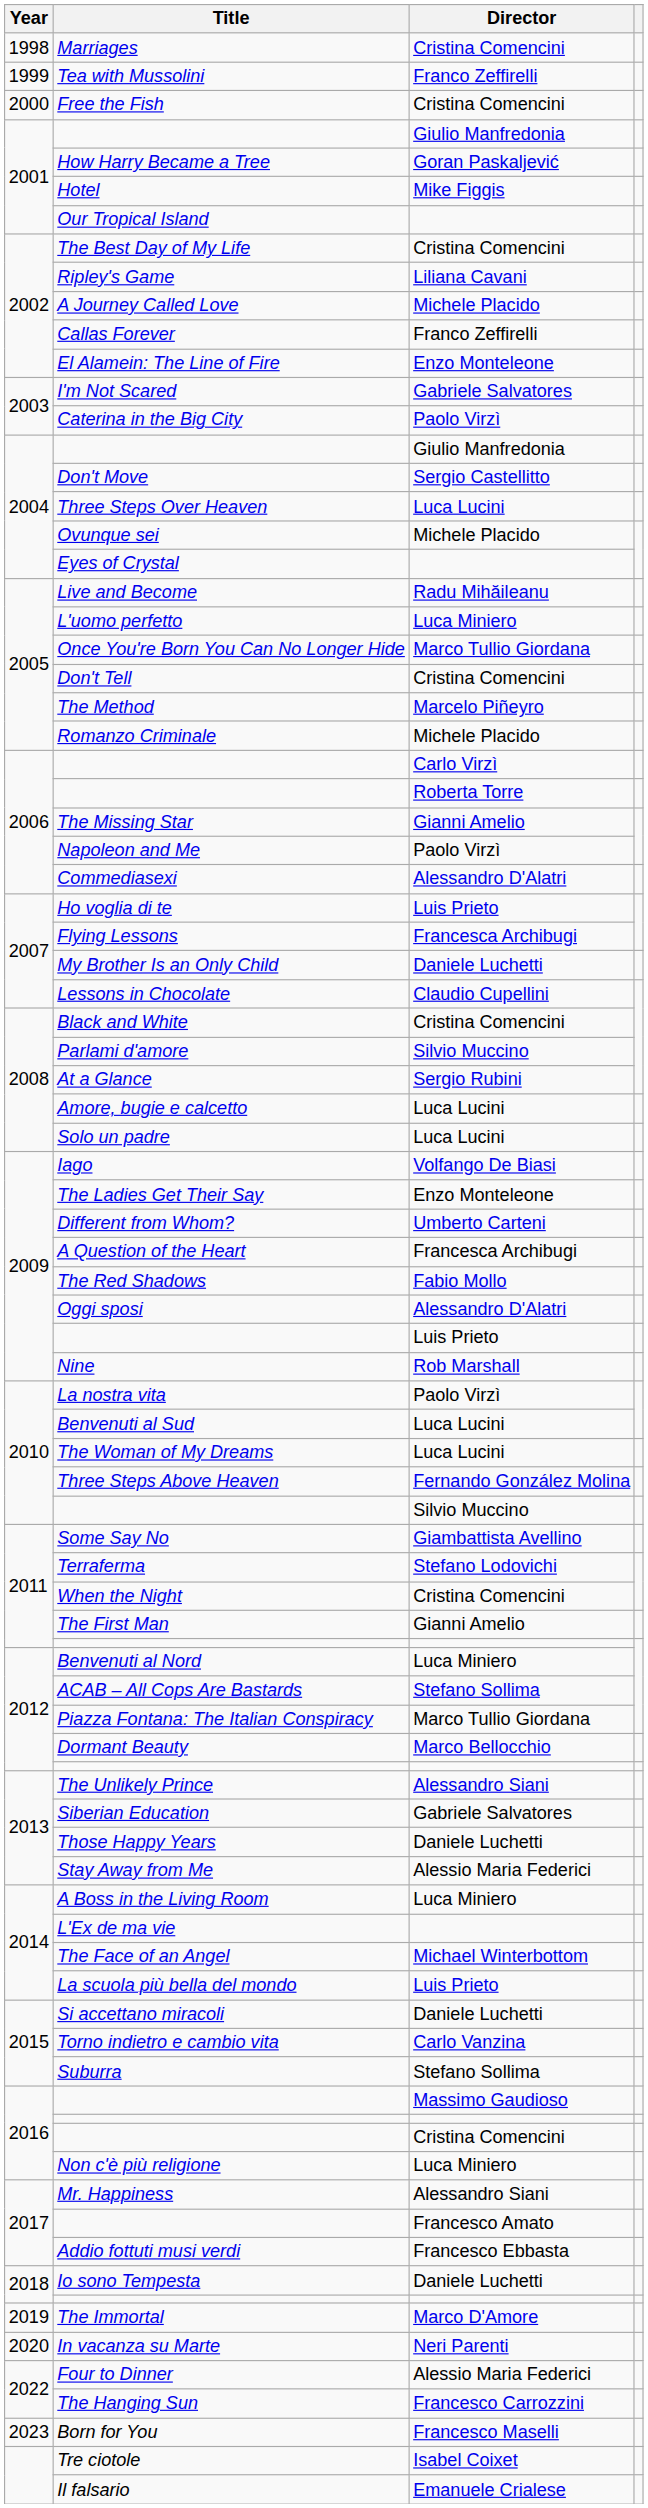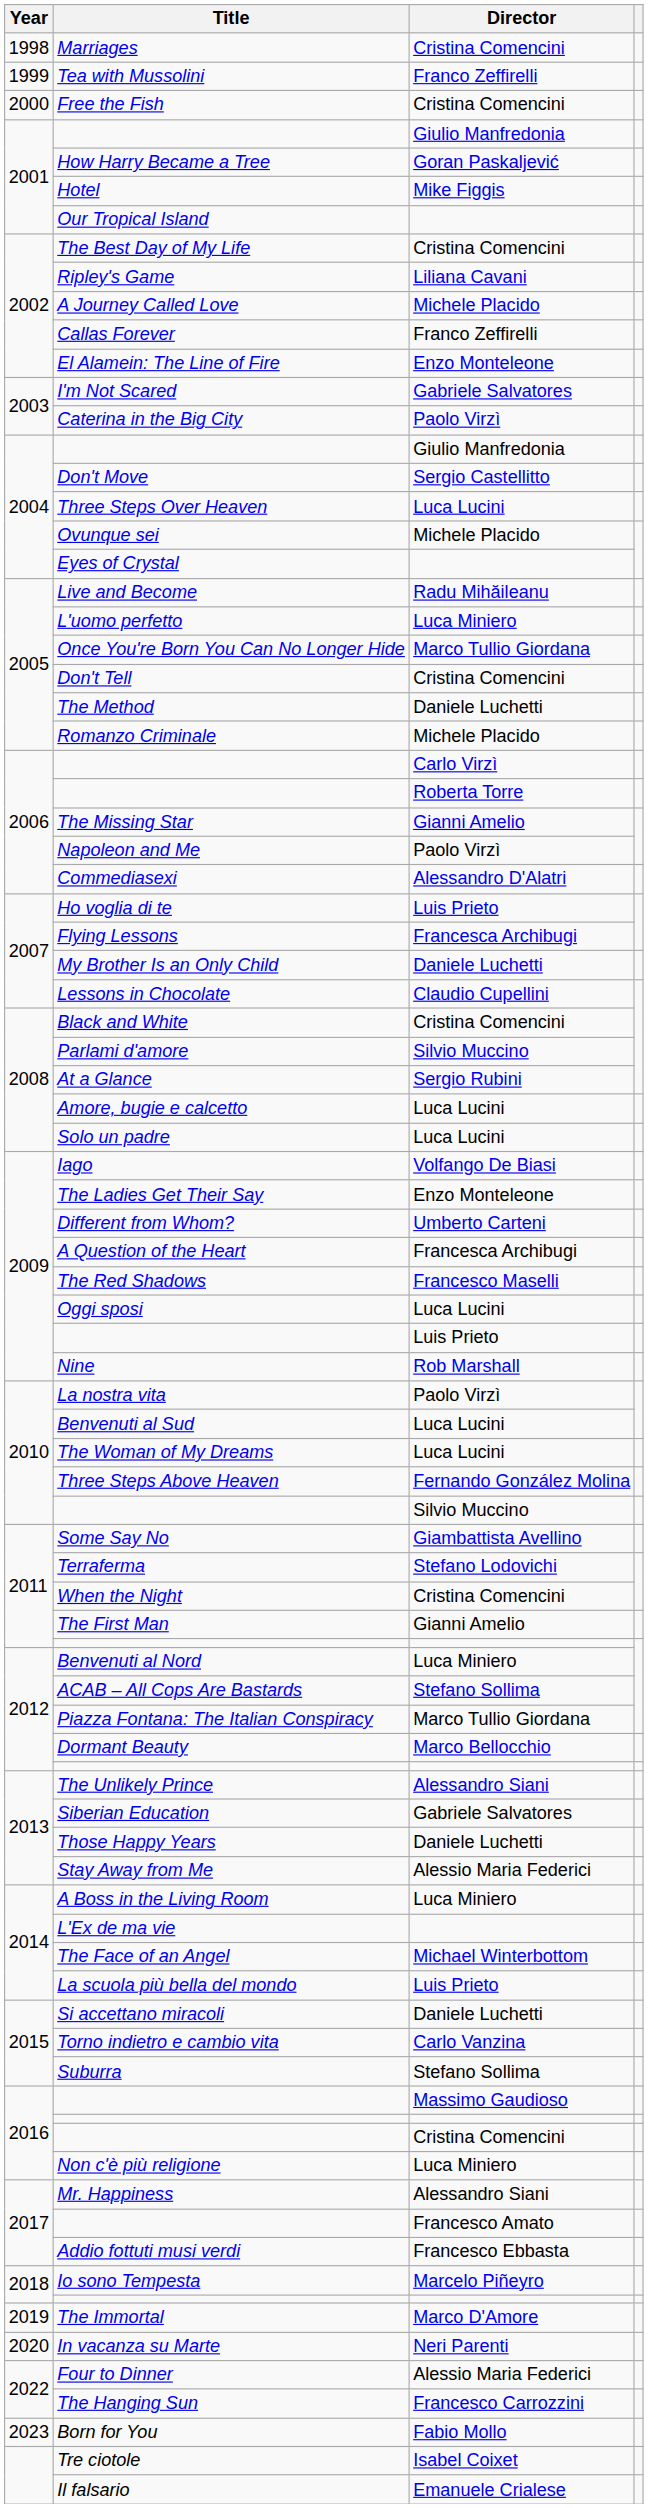(478, 707) Marcelo Piñeyro -> (478, 707) Daniele Luchetti
(460, 1280) Fabio Mollo -> (486, 1280) Francesco Maselli
(490, 1309) Alessandro D'Alatri -> (459, 1309) Luca Lucini
(478, 2280) Daniele Luchetti -> (478, 2280) Marcelo Piñeyro
(486, 2432) Francesco Maselli -> (460, 2432) Fabio Mollo
